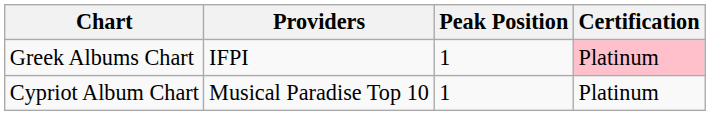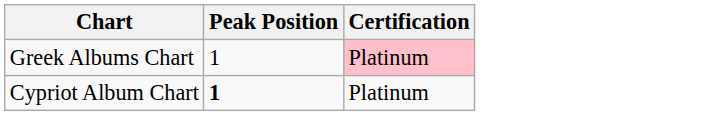- column: (319, 22)
(445, 92) normal -> (215, 92) bold
